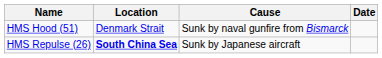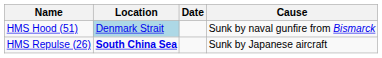columns swapped: (364, 12) <-> (265, 12)
(130, 28) no background -> (130, 28) lightblue background
